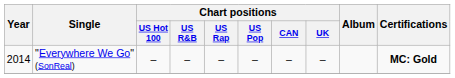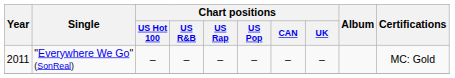(19, 59) 2014 -> (18, 59) 2011
(414, 59) bold -> (413, 59) normal
